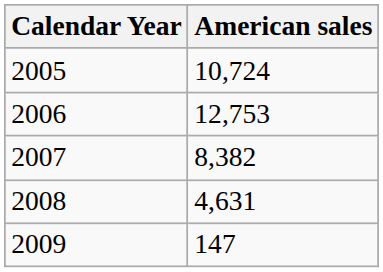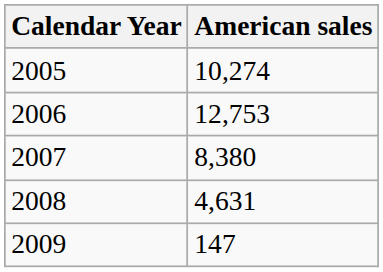(232, 69) 10,724 -> (232, 69) 10,274
(225, 157) 8,382 -> (225, 157) 8,380
